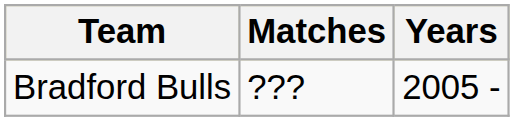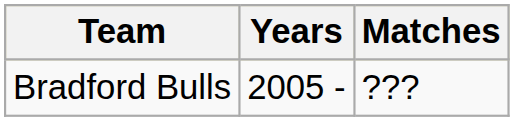columns swapped: (317, 32) <-> (451, 32)
